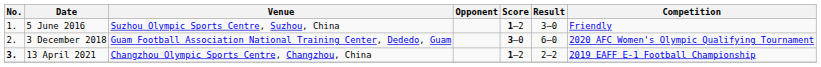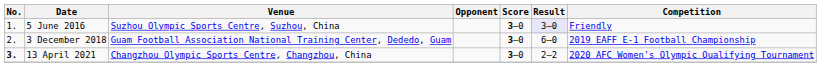(516, 26) 1–2 -> (516, 26) 3–0
(549, 26) no background -> (549, 26) lavender background
(692, 40) 2020 AFC Women's Olympic Qualifying Tournament -> (662, 40) 2019 EAFF E-1 Football Championship
(516, 55) 1–2 -> (516, 55) 3–0
(662, 55) 2019 EAFF E-1 Football Championship -> (692, 55) 2020 AFC Women's Olympic Qualifying Tournament
